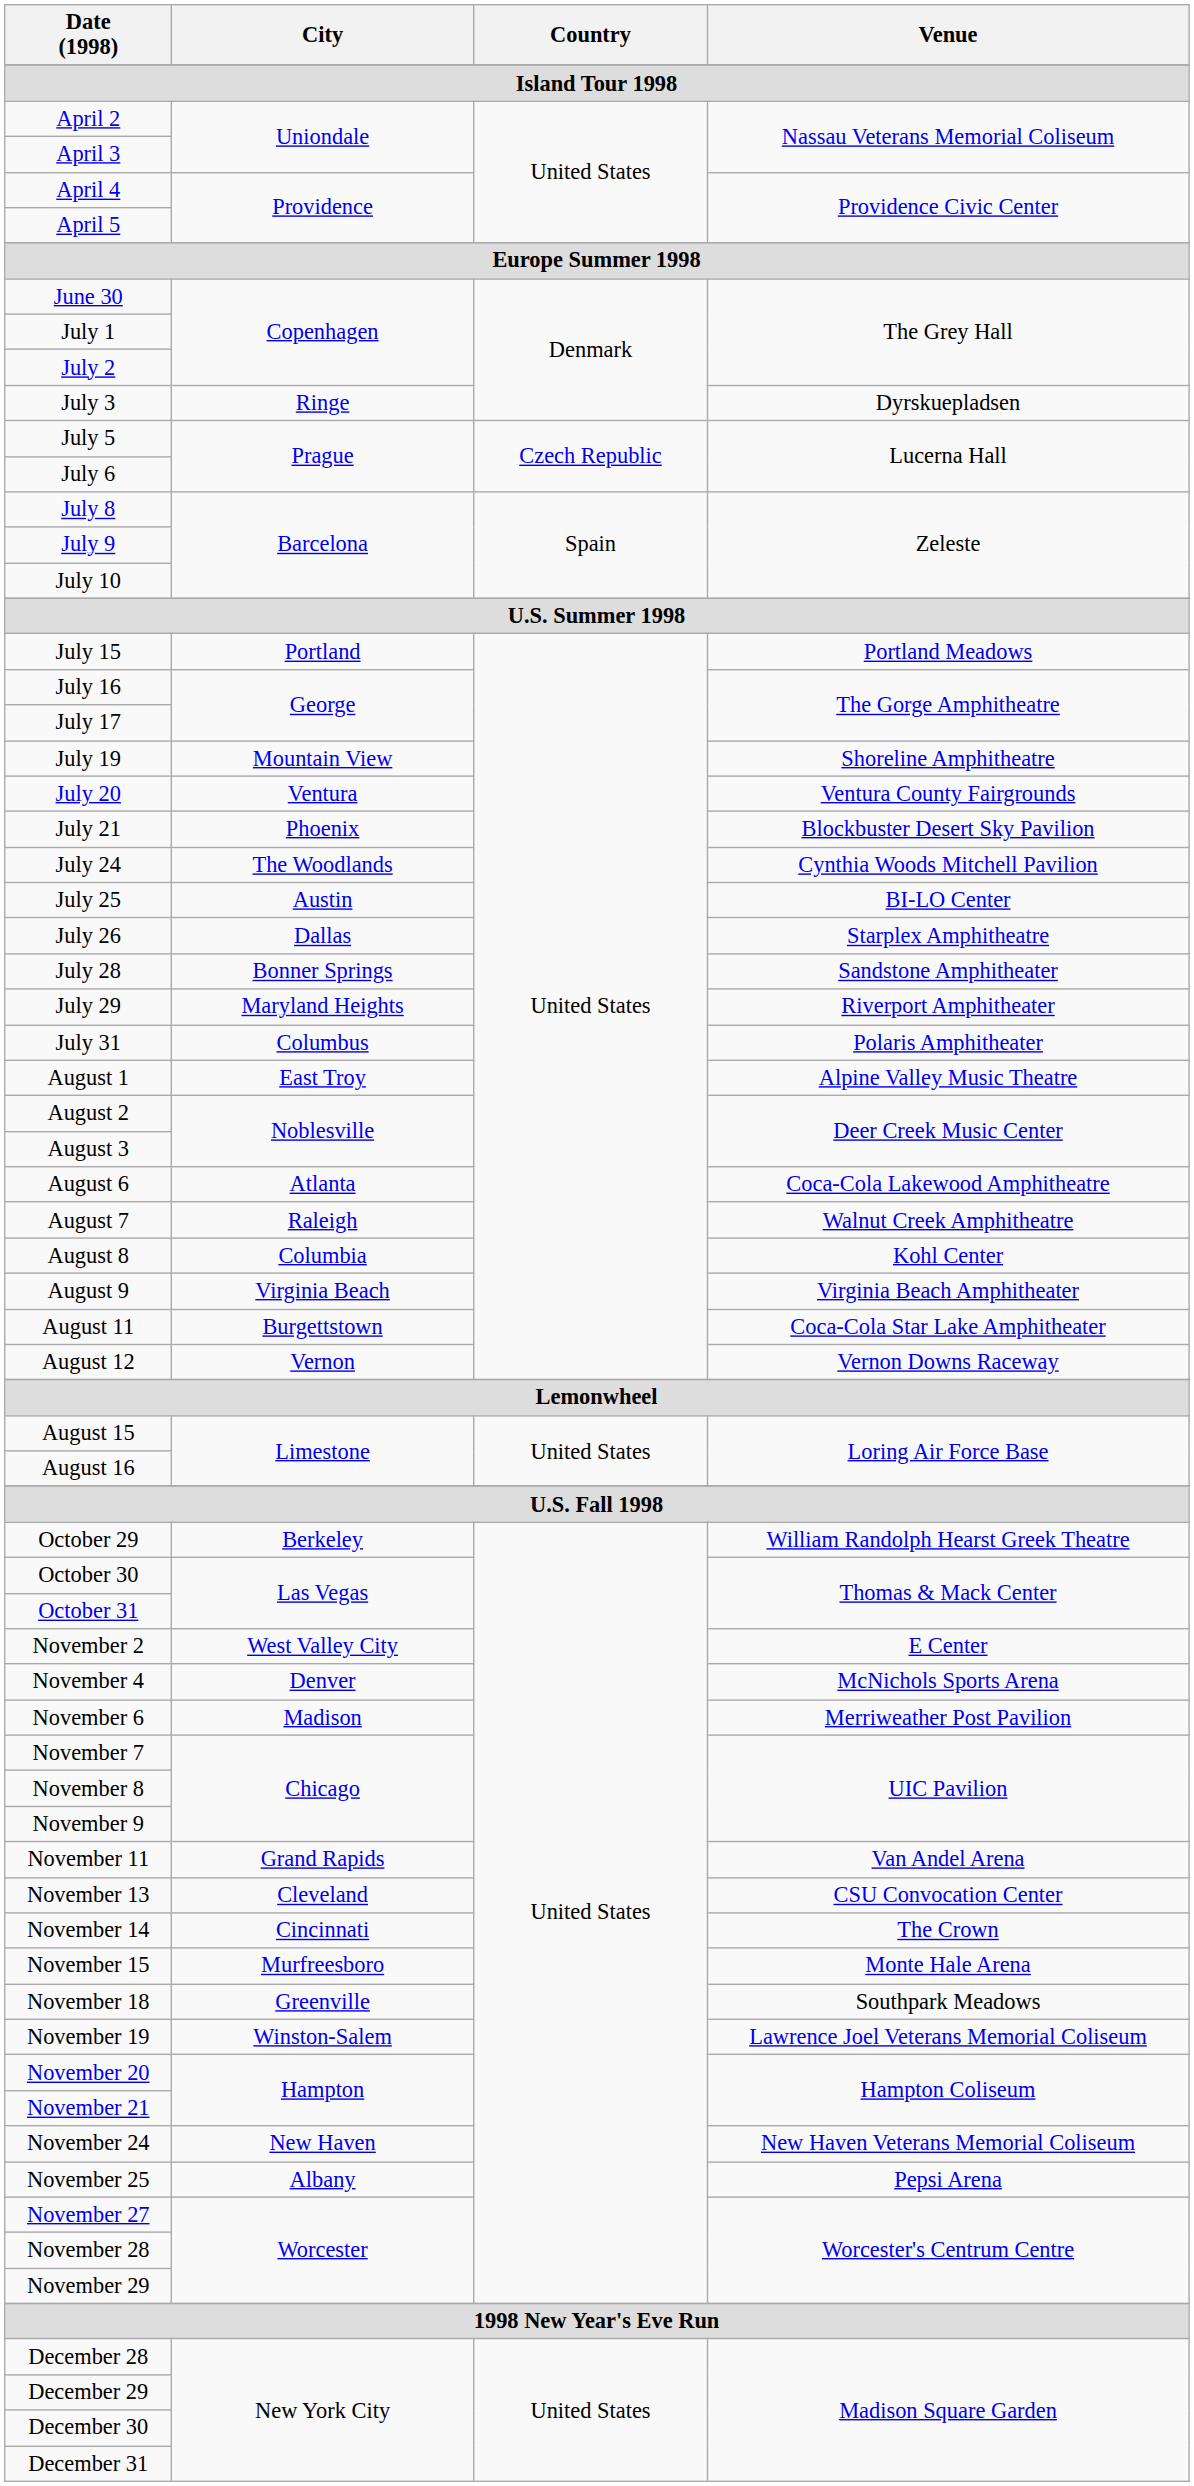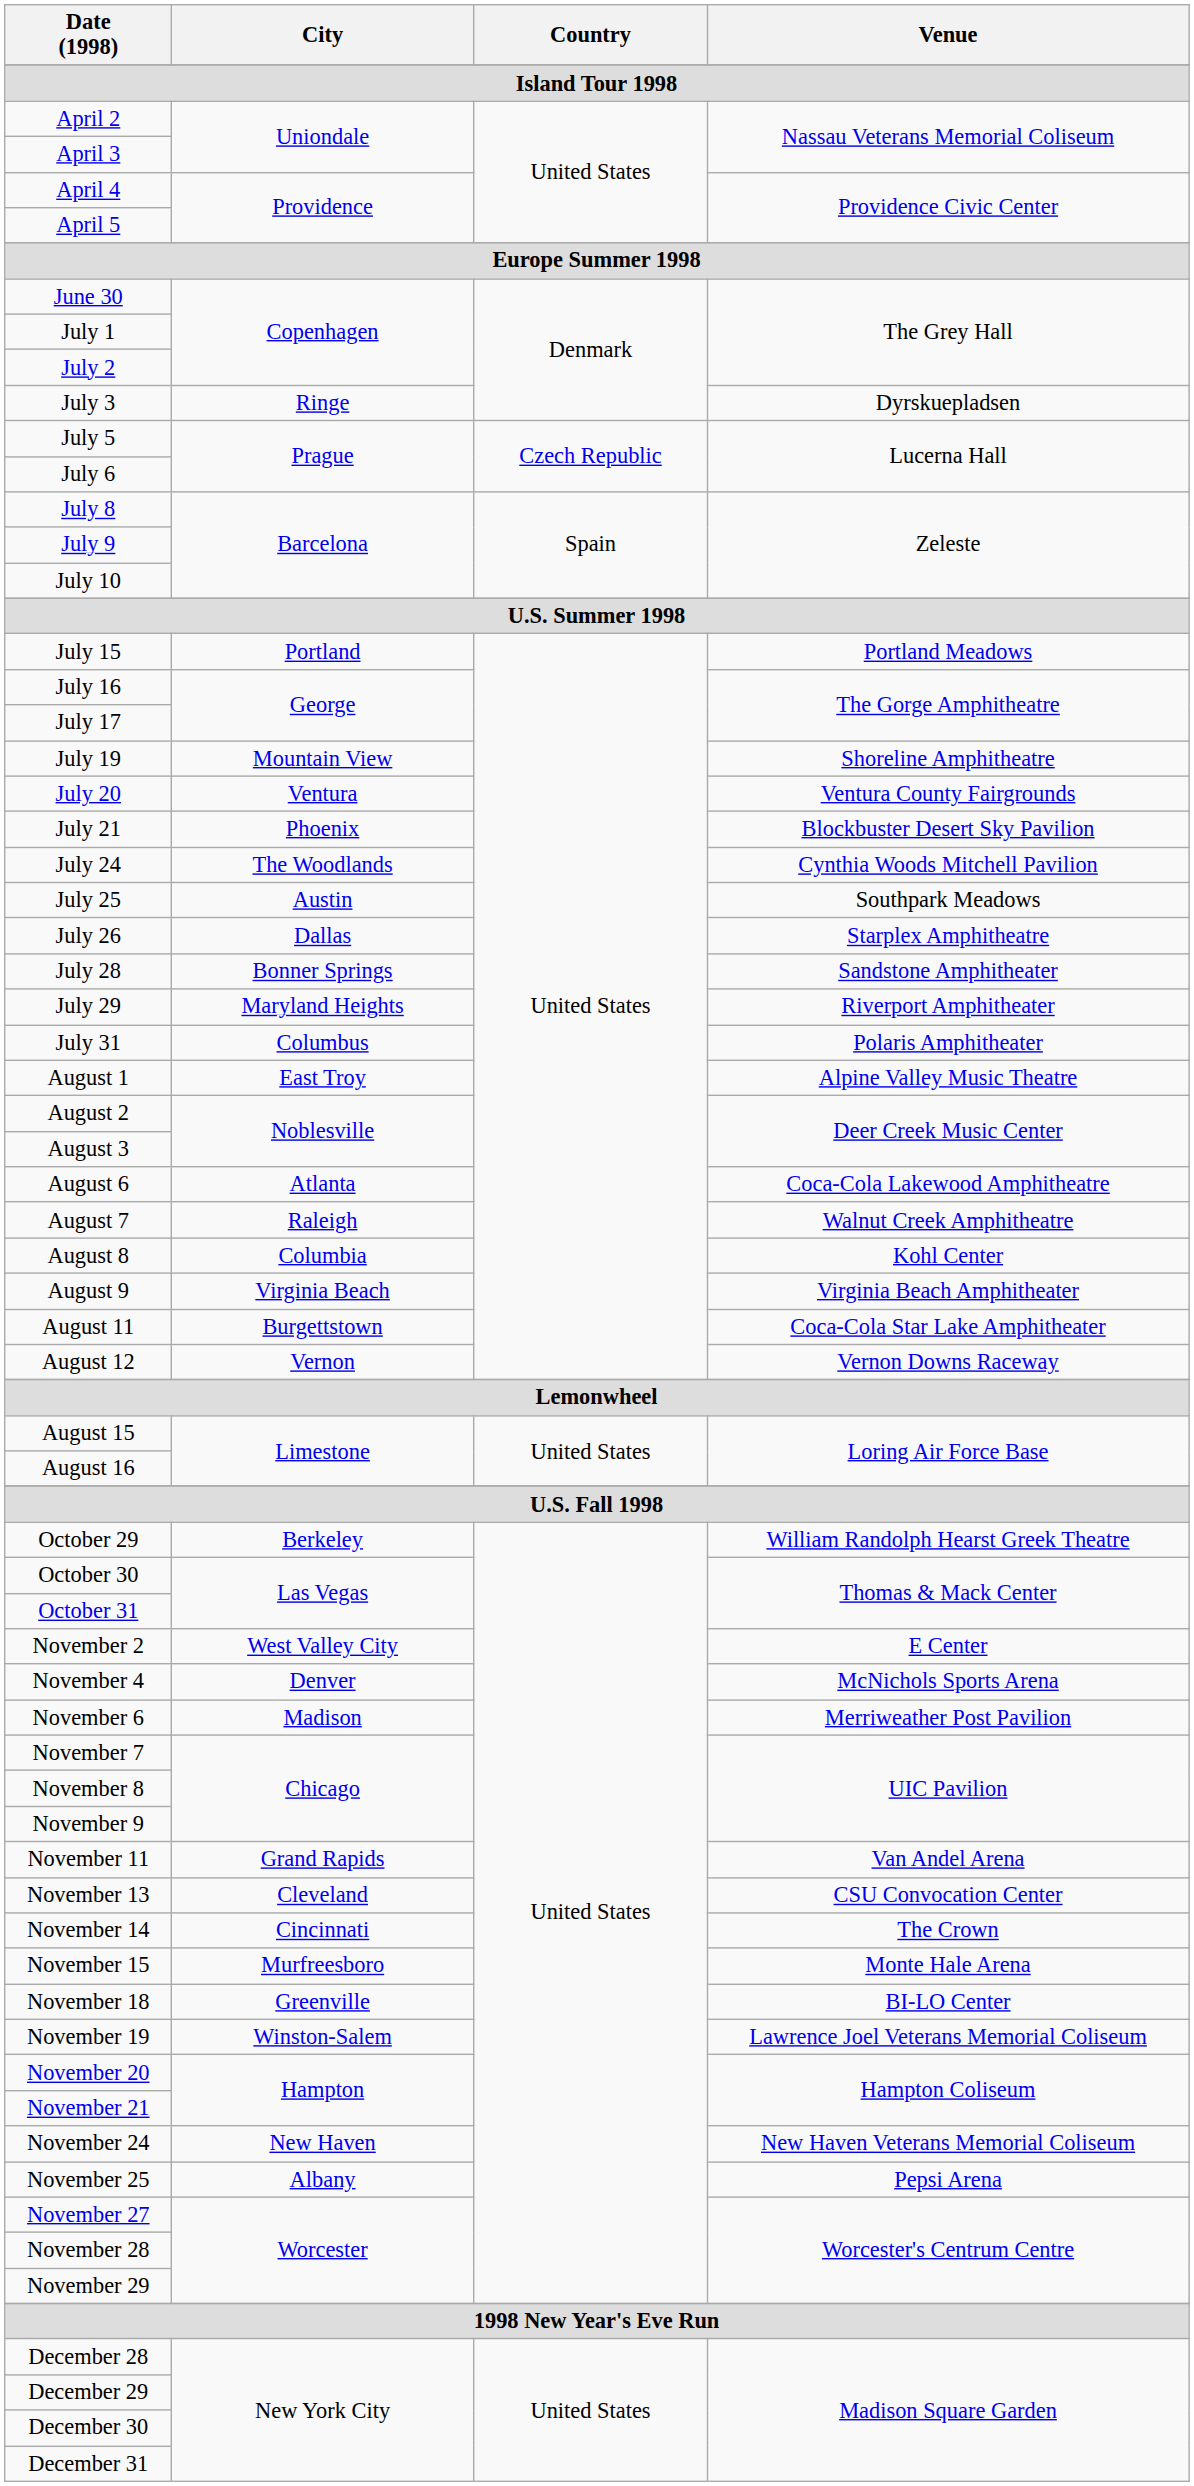(948, 900) BI-LO Center -> (948, 900) Southpark Meadows
(948, 2001) Southpark Meadows -> (948, 2001) BI-LO Center
